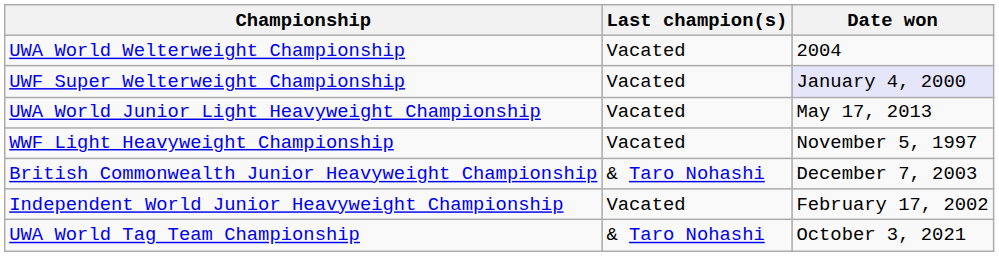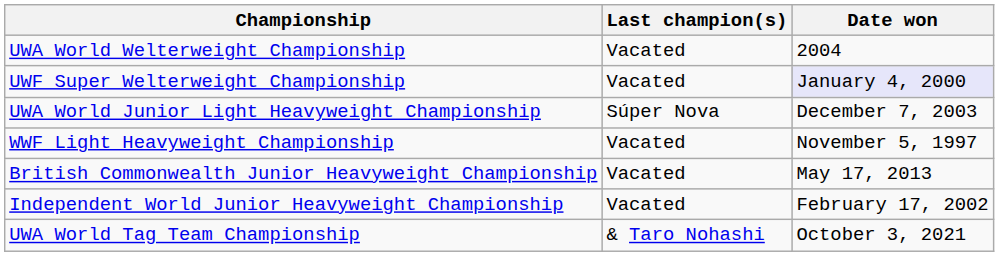(646, 112) Vacated -> (663, 112) Súper Nova
(864, 112) May 17, 2013 -> (887, 112) December 7, 2003
(686, 174) & Taro Nohashi -> (646, 174) Vacated
(887, 174) December 7, 2003 -> (864, 174) May 17, 2013
